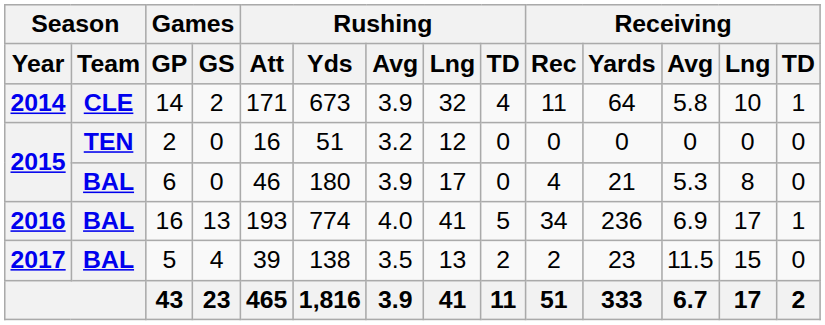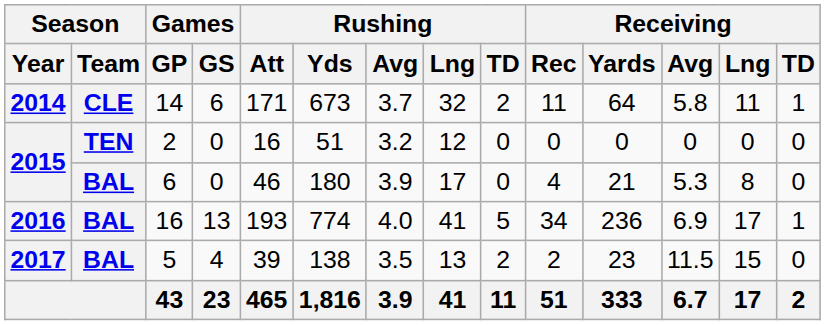(217, 102) 2 -> (217, 102) 6
(395, 102) 3.9 -> (395, 102) 3.7
(503, 102) 4 -> (503, 102) 2
(748, 102) 10 -> (748, 102) 11
